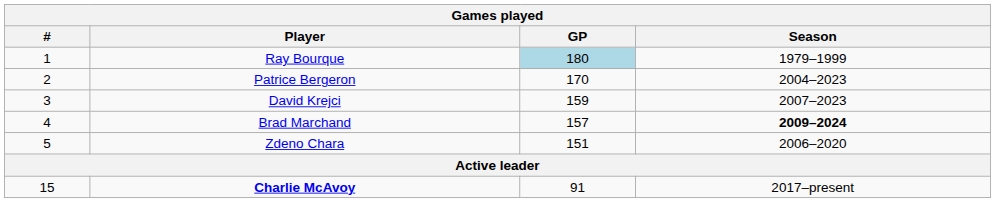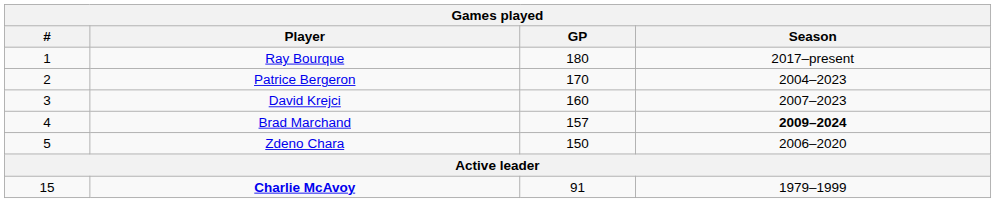(577, 58) lightblue background -> (577, 58) no background
(813, 58) 1979–1999 -> (813, 58) 2017–present
(577, 101) 159 -> (577, 101) 160
(577, 144) 151 -> (577, 144) 150
(813, 187) 2017–present -> (813, 187) 1979–1999
